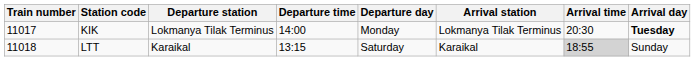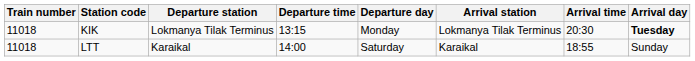(22, 30) 11017 -> (22, 30) 11018
(292, 30) 14:00 -> (292, 30) 13:15
(292, 47) 13:15 -> (292, 47) 14:00
(580, 47) lightgrey background -> (580, 47) no background
